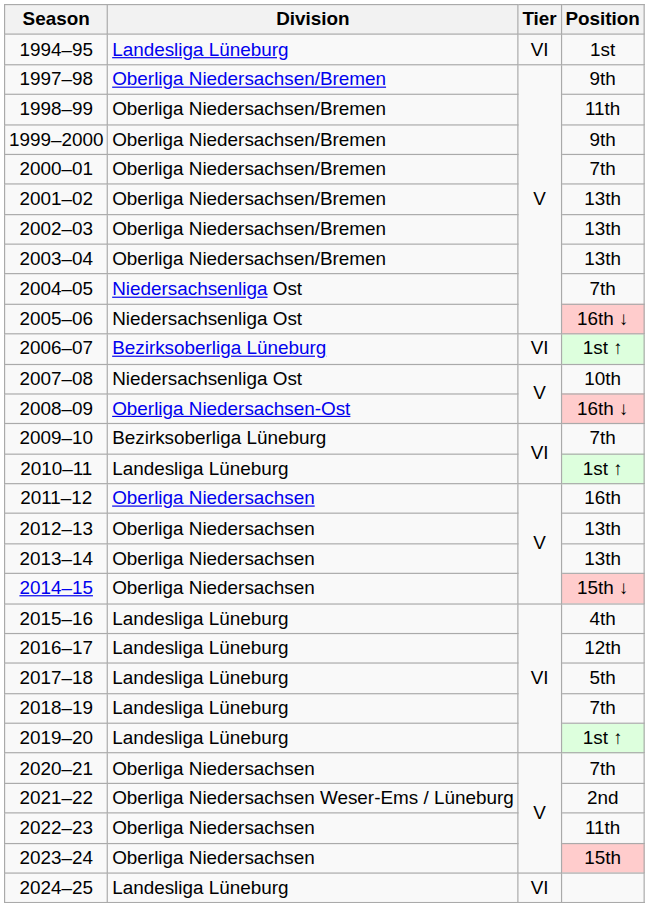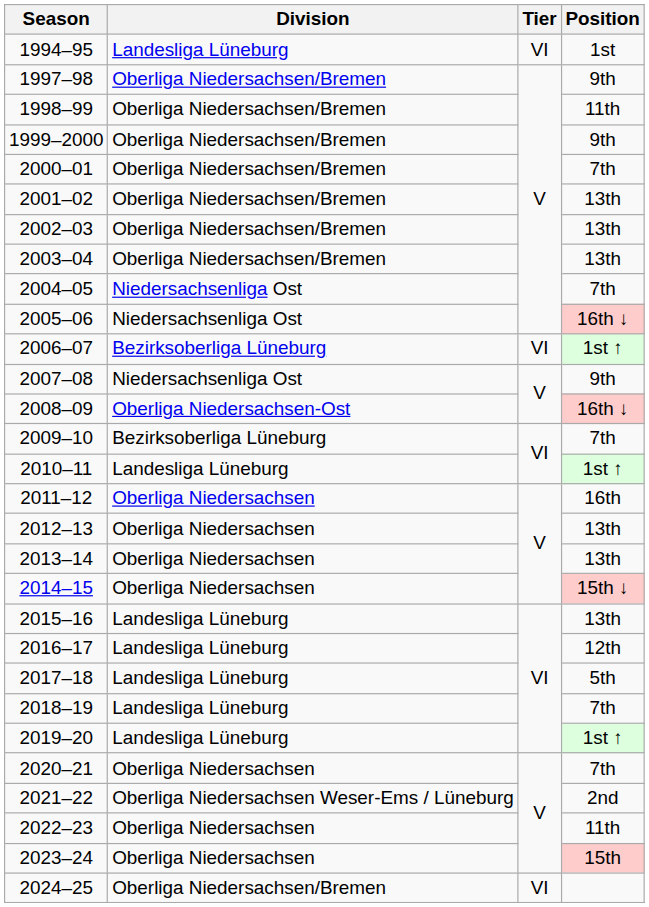(603, 378) 10th -> (603, 378) 9th
(603, 618) 4th -> (603, 618) 13th
(200, 887) Landesliga Lüneburg -> (249, 887) Oberliga Niedersachsen/Bremen
